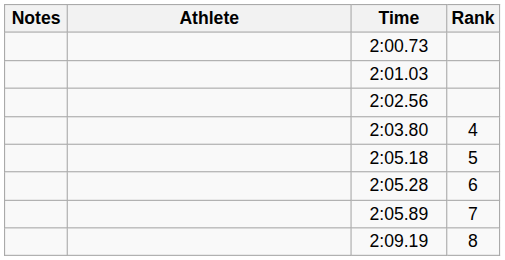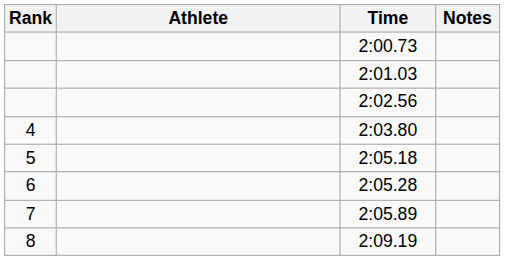columns swapped: (473, 18) <-> (36, 18)
